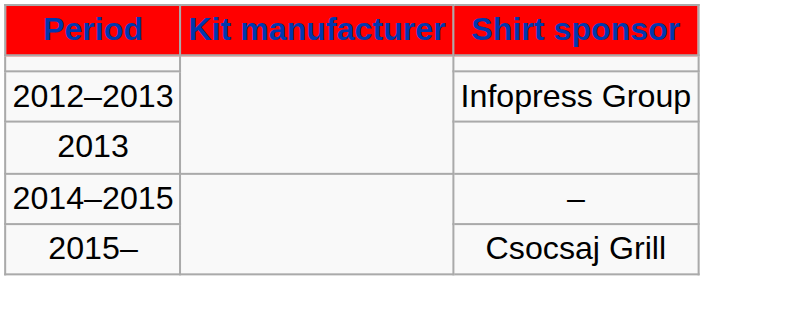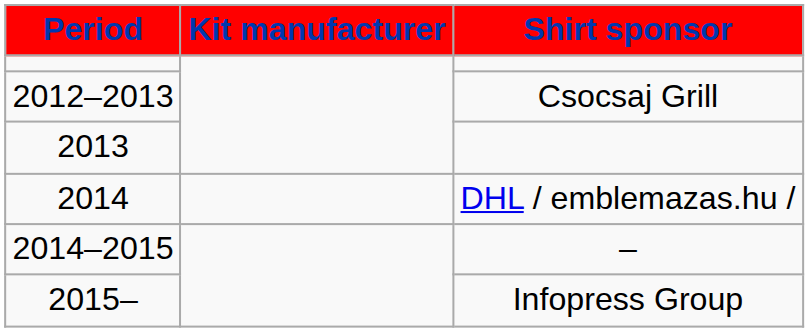(576, 95) Infopress Group -> (628, 95) Csocsaj Grill
+ row: (93, 197)
(576, 248) Csocsaj Grill -> (628, 299) Infopress Group
